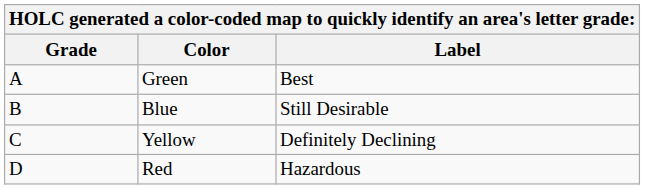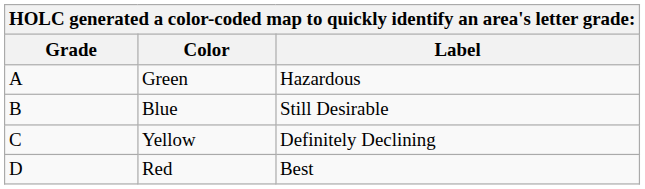(297, 79) Best -> (320, 79) Hazardous
(320, 169) Hazardous -> (297, 169) Best
